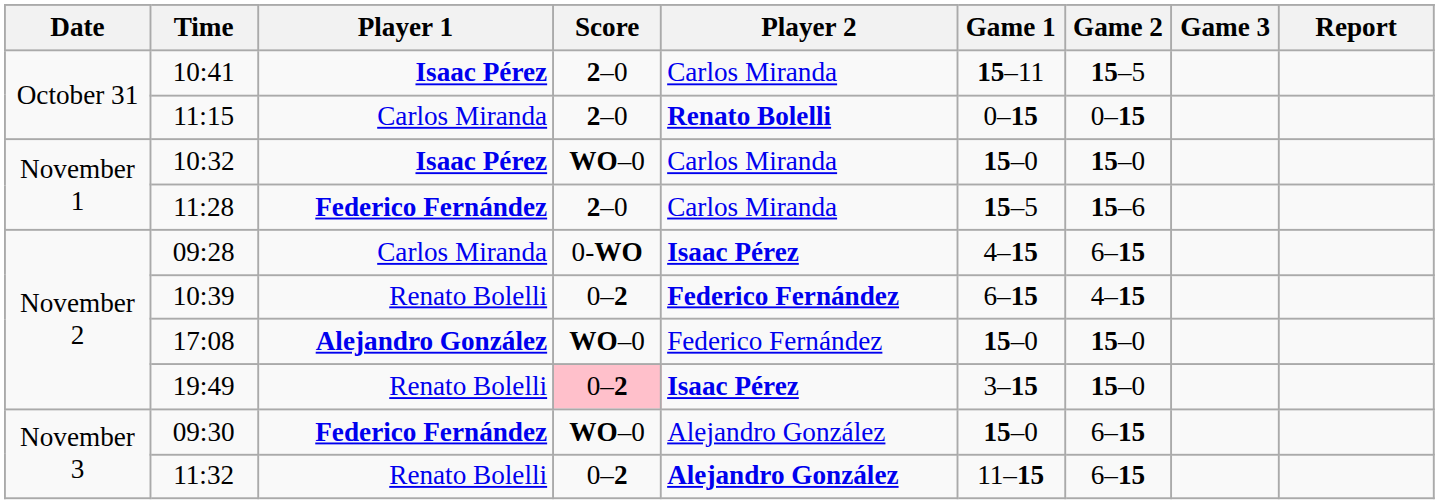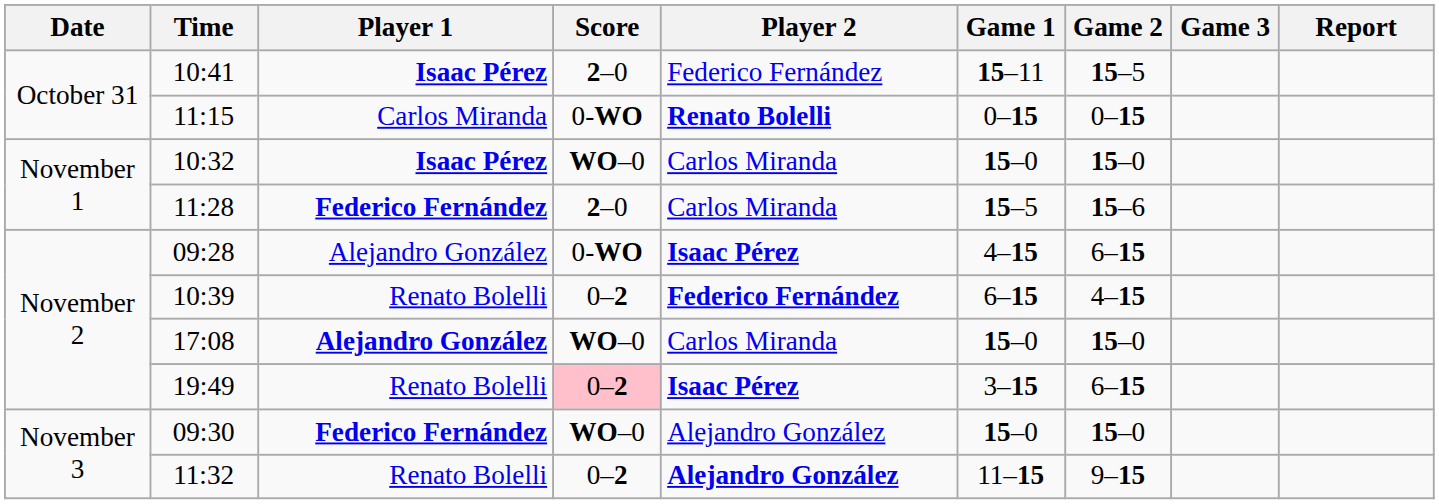(752, 72) Carlos Miranda -> (775, 72) Federico Fernández
(607, 117) 2–0 -> (607, 117) 0-WO
(462, 251) Carlos Miranda -> (438, 251) Alejandro González
(775, 341) Federico Fernández -> (752, 341) Carlos Miranda
(1118, 386) 15–0 -> (1118, 386) 6–15
(1118, 431) 6–15 -> (1118, 431) 15–0
(1118, 476) 6–15 -> (1118, 476) 9–15
